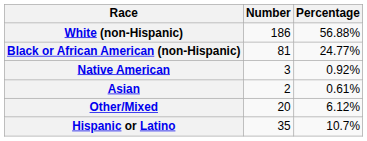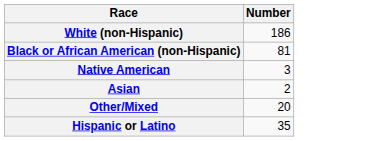- column: (328, 13)
